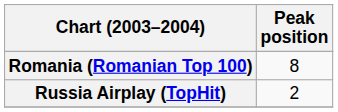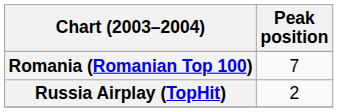(294, 65) 8 -> (294, 65) 7
